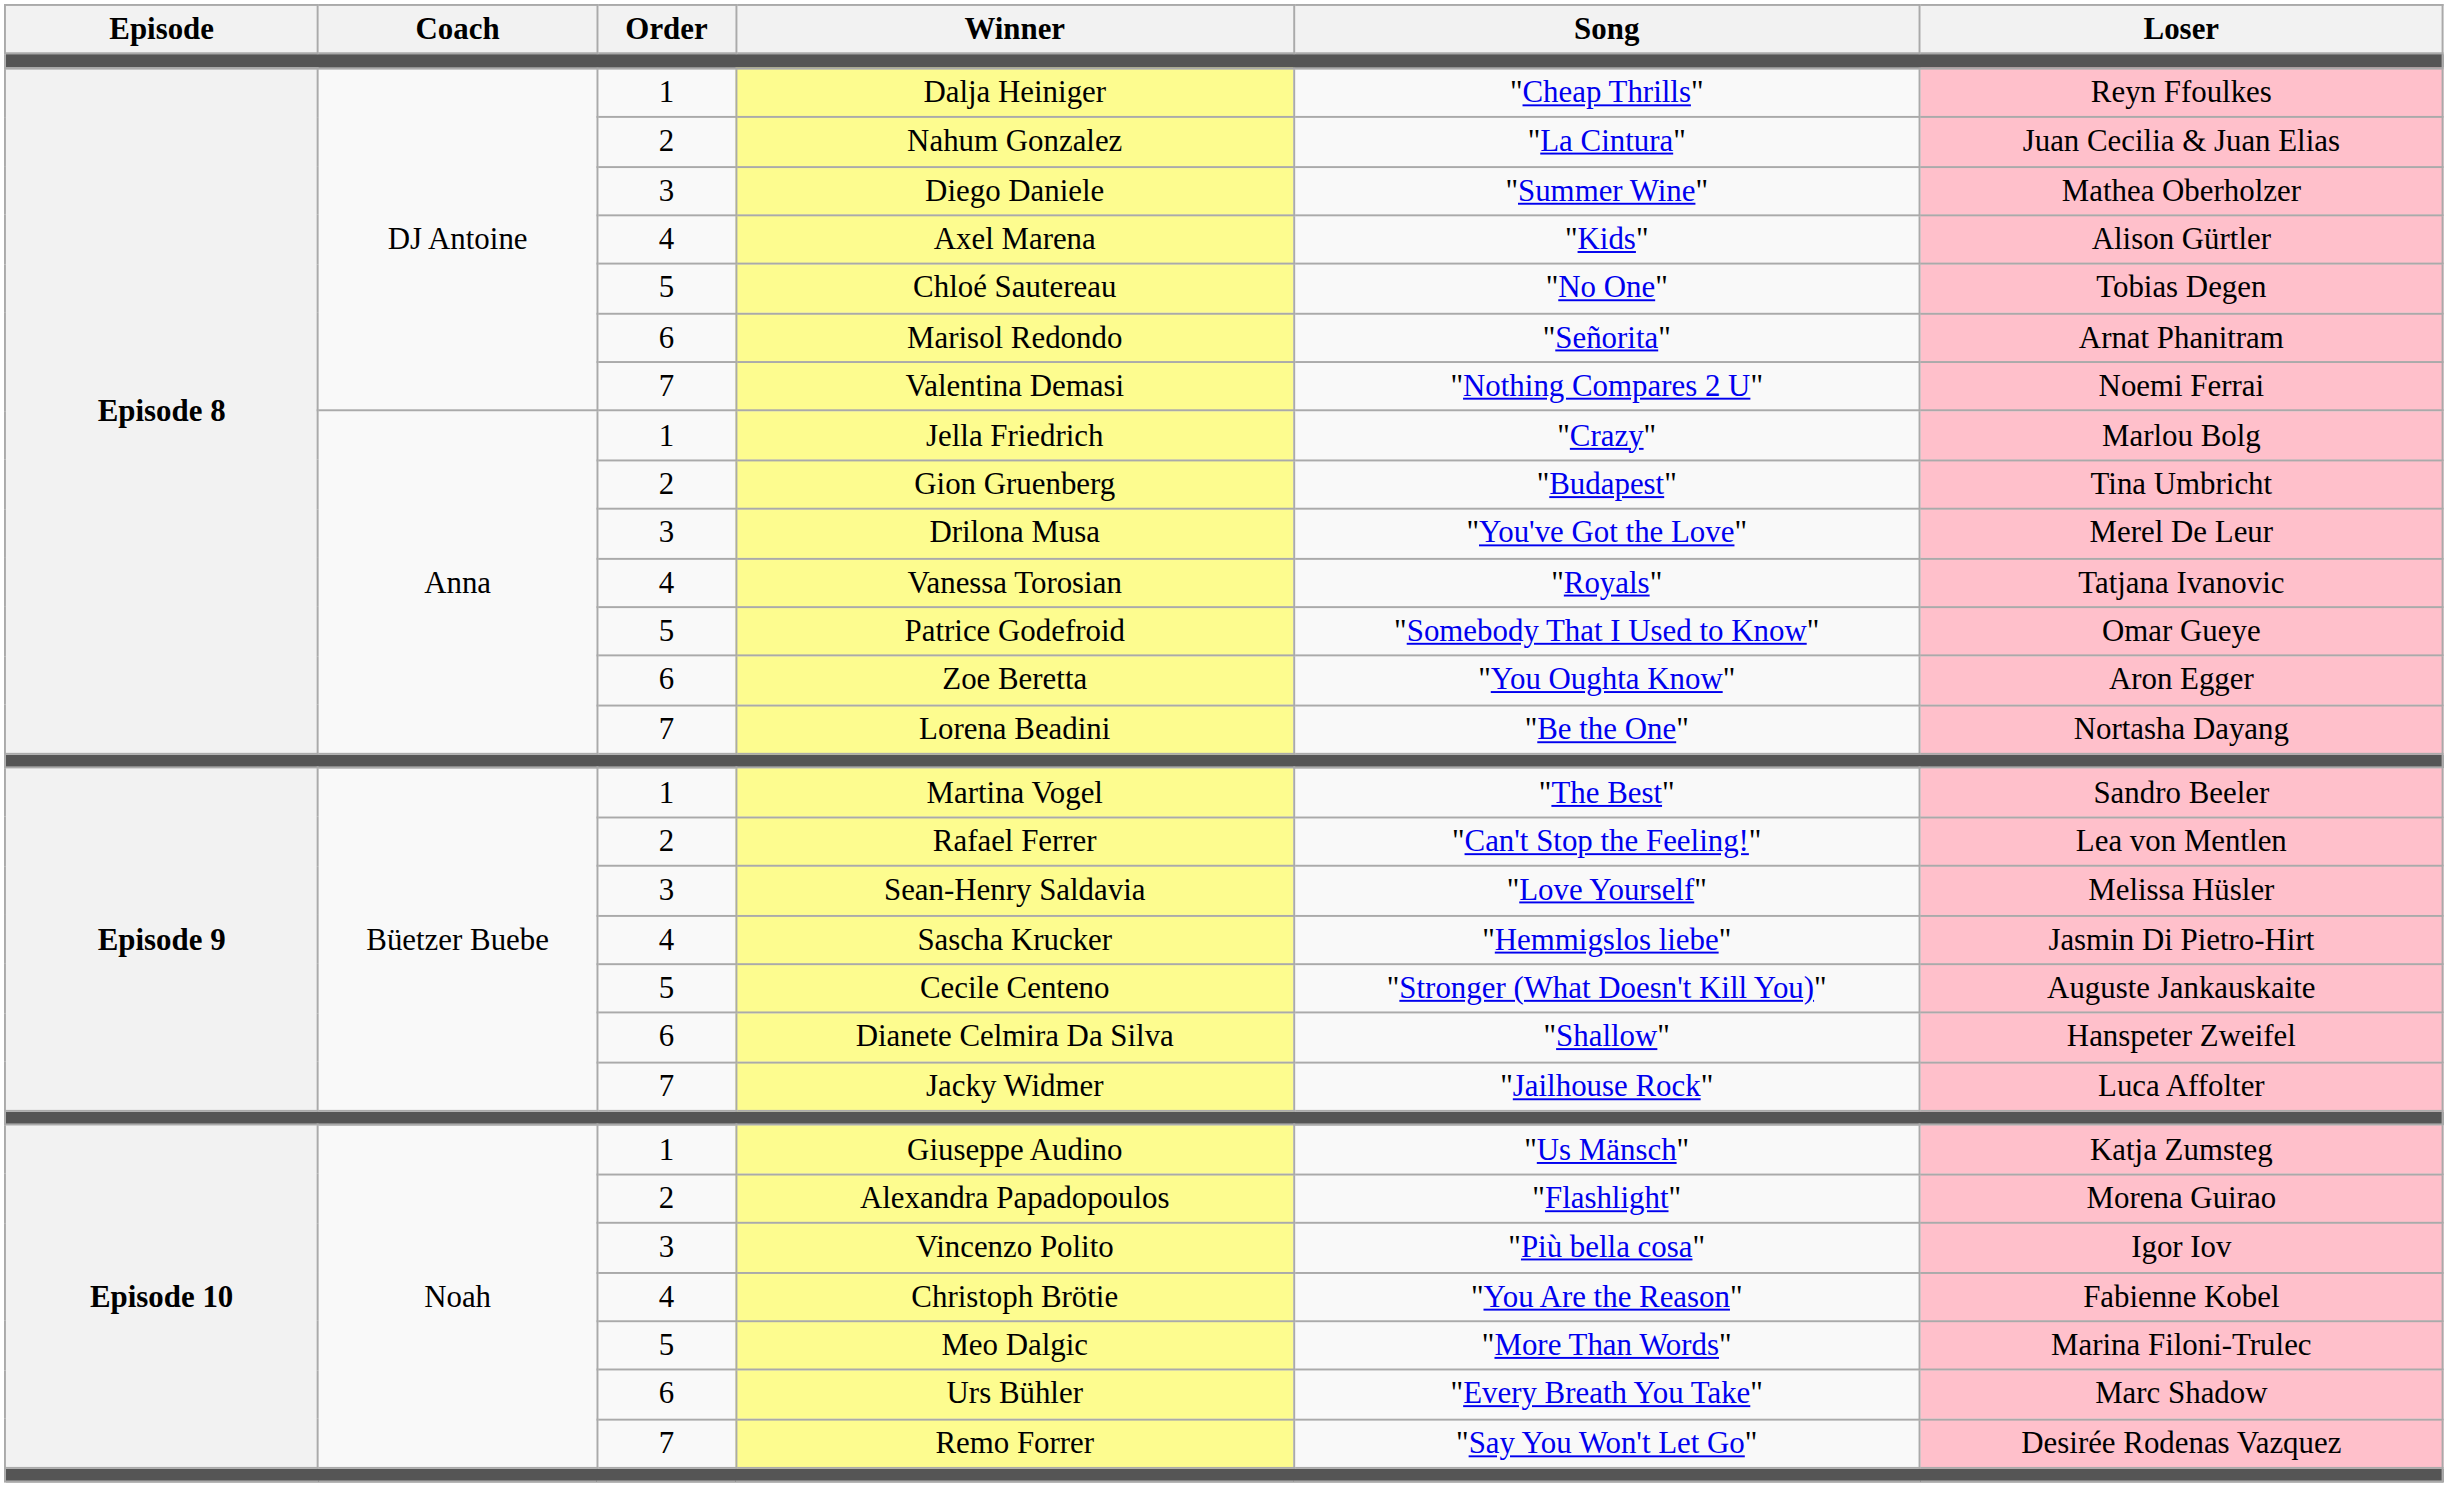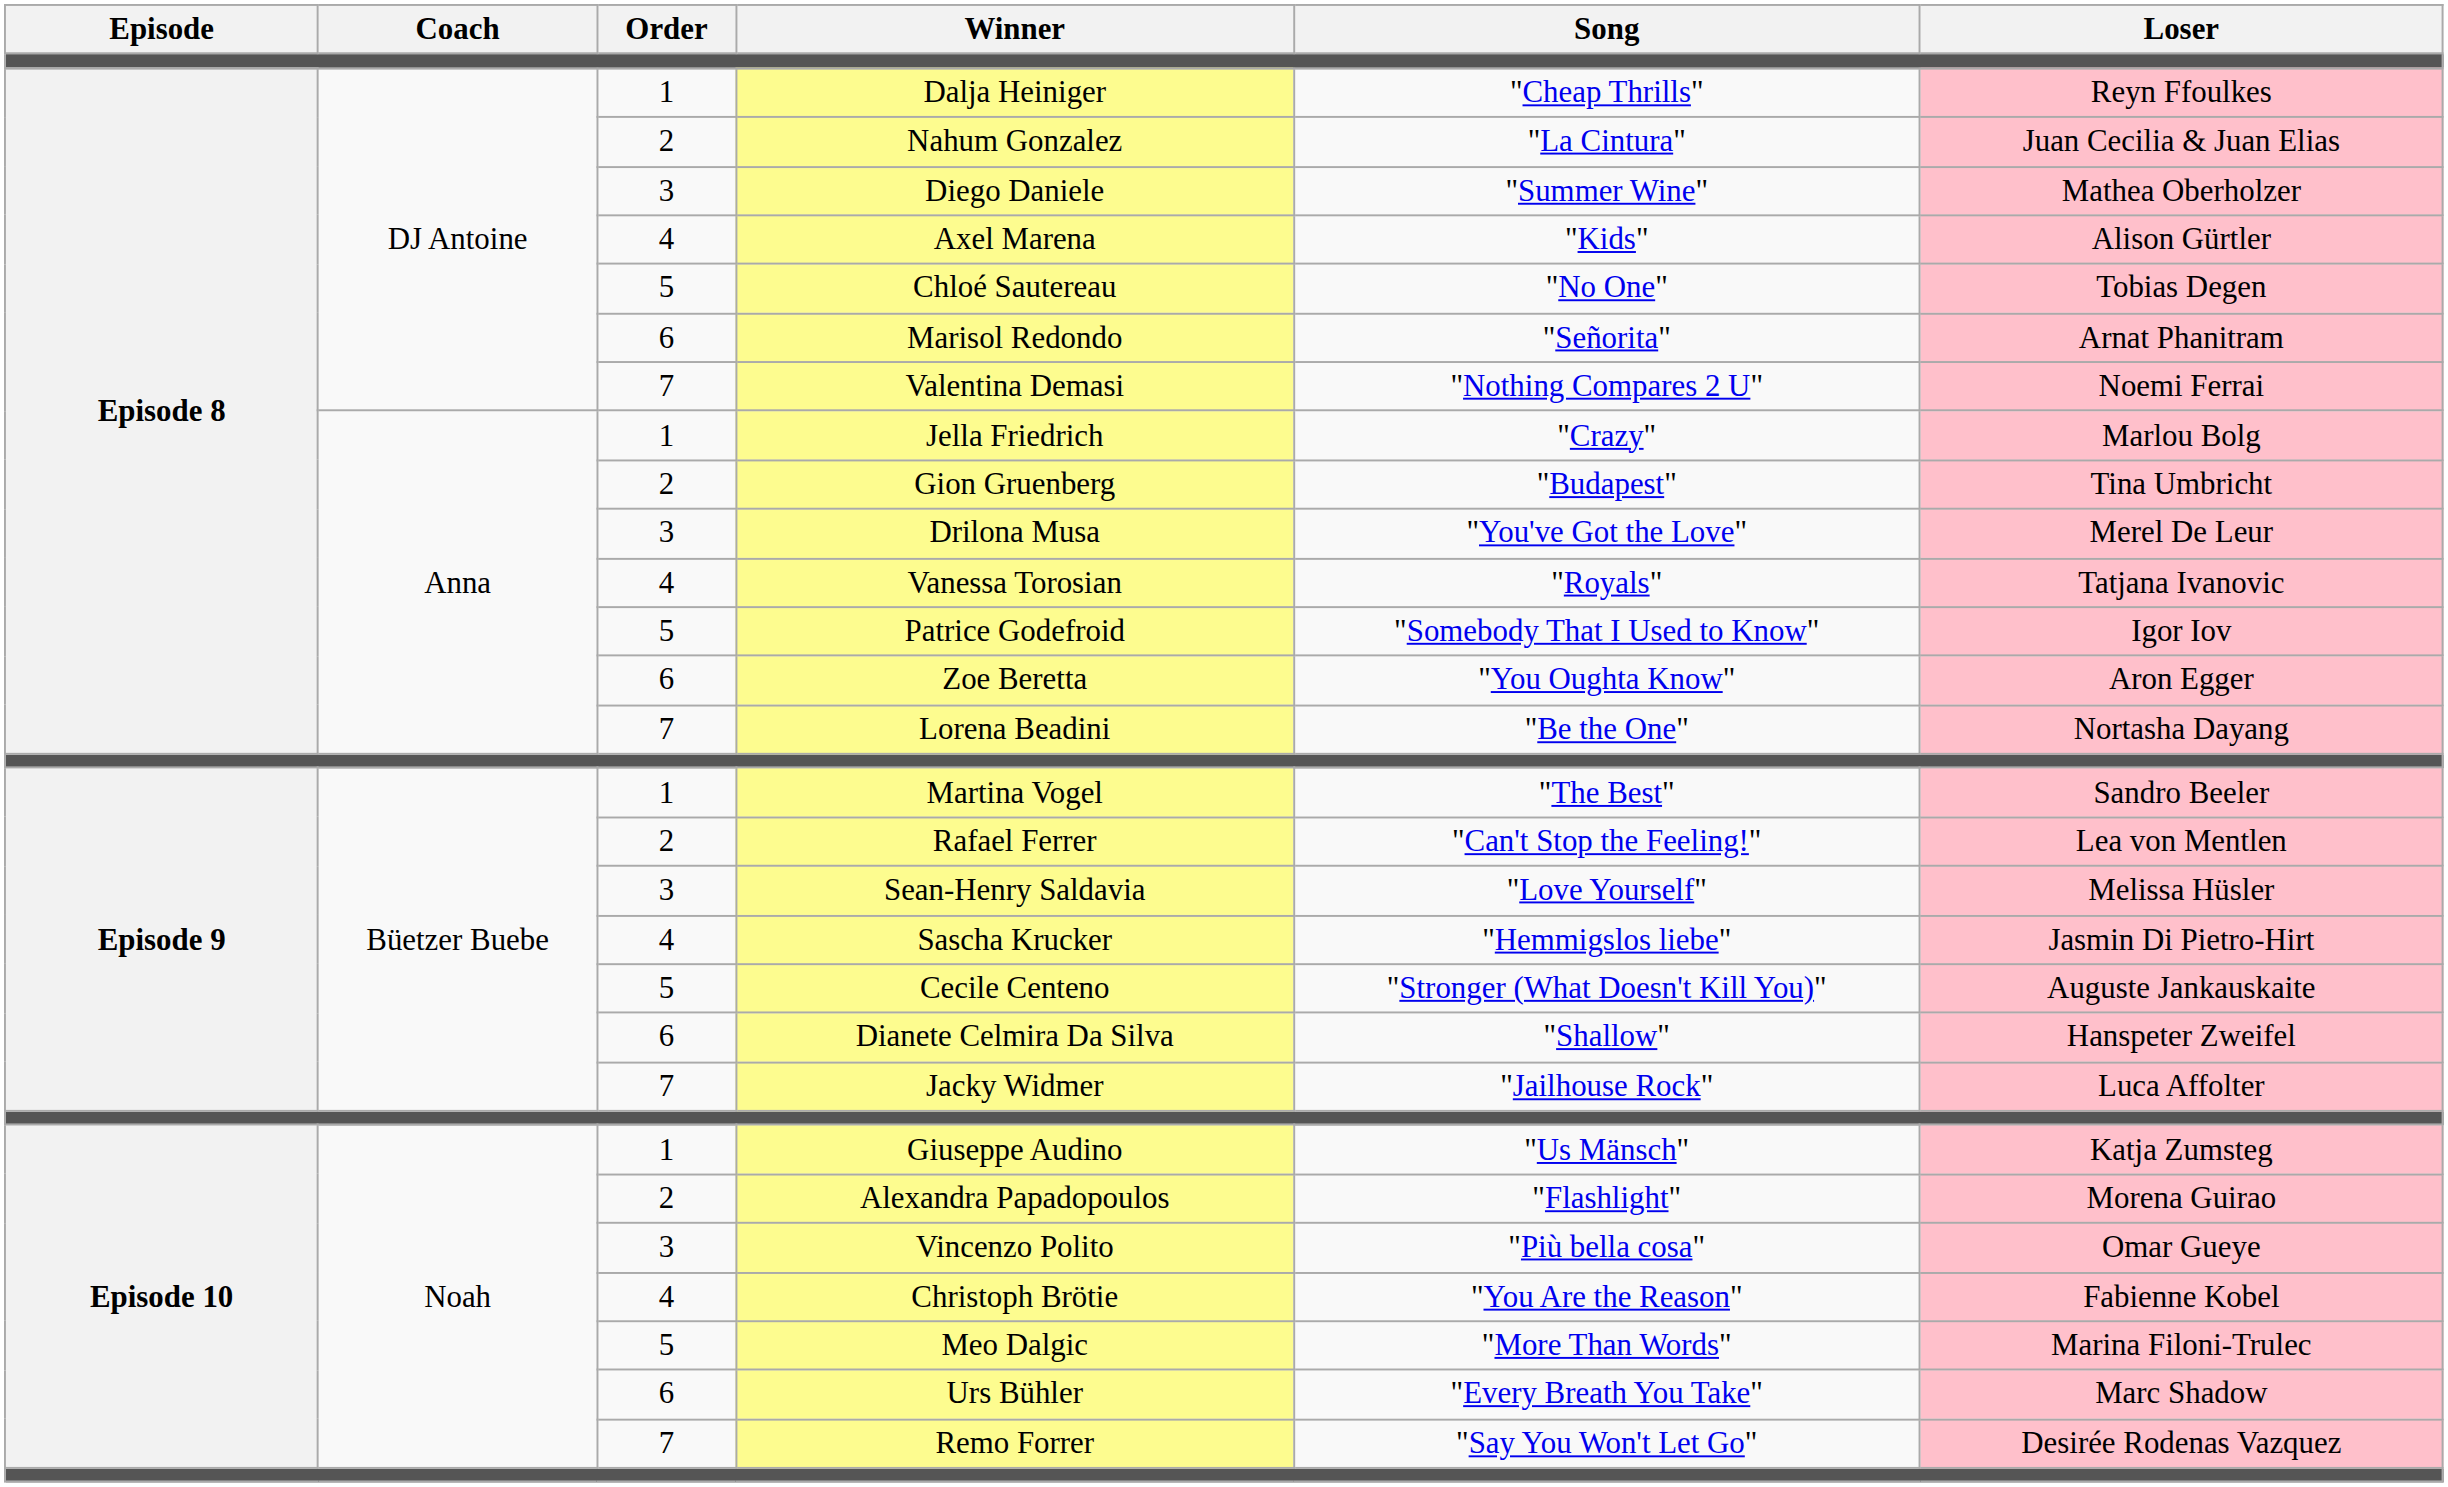(2181, 630) Omar Gueye -> (2181, 630) Igor Iov
(2181, 1247) Igor Iov -> (2181, 1247) Omar Gueye
